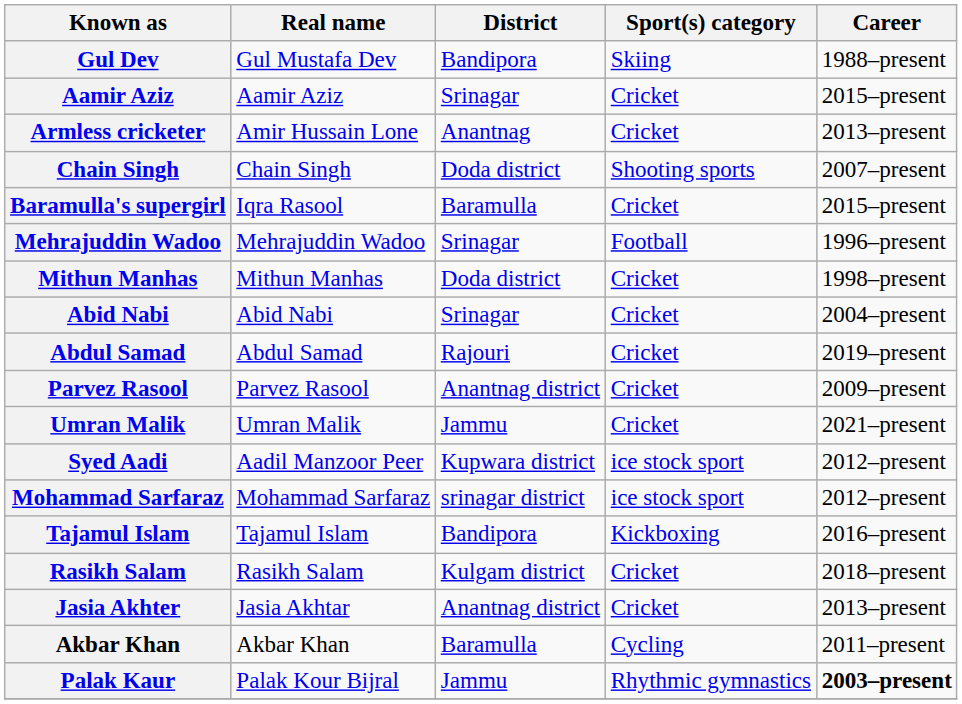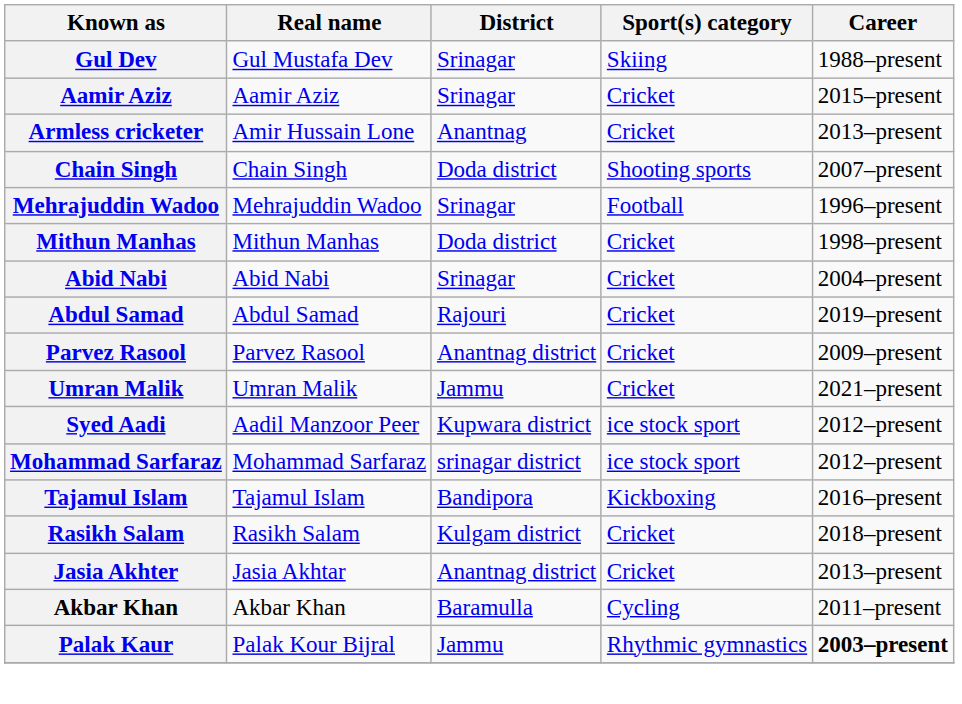(489, 59) Bandipora -> (476, 59) Srinagar
- row: (118, 205)
